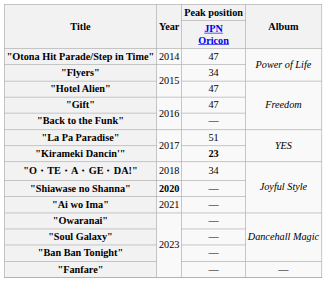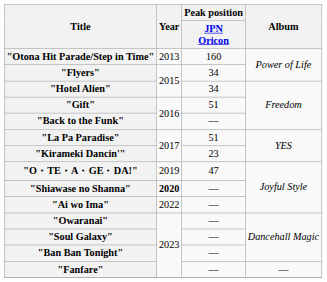(169, 56) 2014 -> (169, 56) 2013
(214, 56) 47 -> (214, 56) 160
(214, 89) 47 -> (214, 89) 34
(214, 105) 47 -> (214, 105) 51
(214, 154) bold -> (214, 154) normal
(169, 171) 2018 -> (169, 171) 2019
(214, 171) 34 -> (214, 171) 47
(169, 204) 2021 -> (169, 204) 2022
